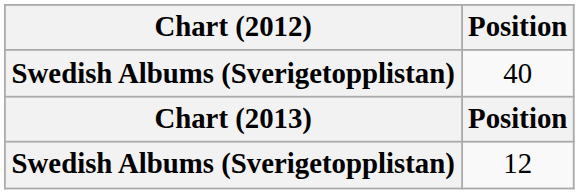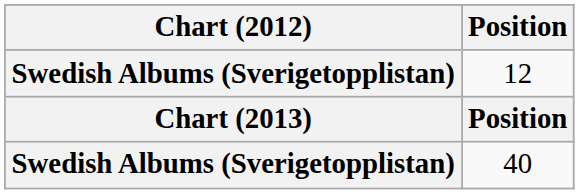rows swapped: (518, 164) <-> (518, 73)
